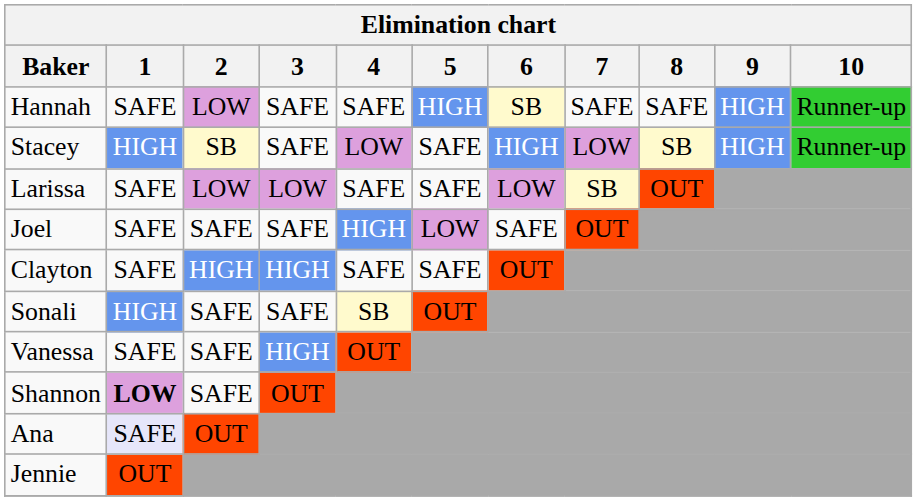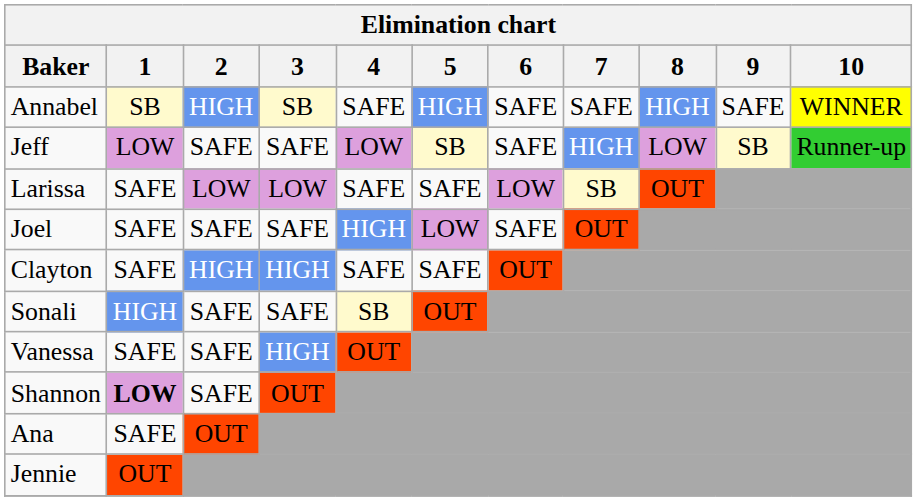+ row: (54, 106)
- row: (51, 106)
+ row: (30, 147)
- row: (45, 147)
(145, 433) lavender background -> (145, 433) no background
